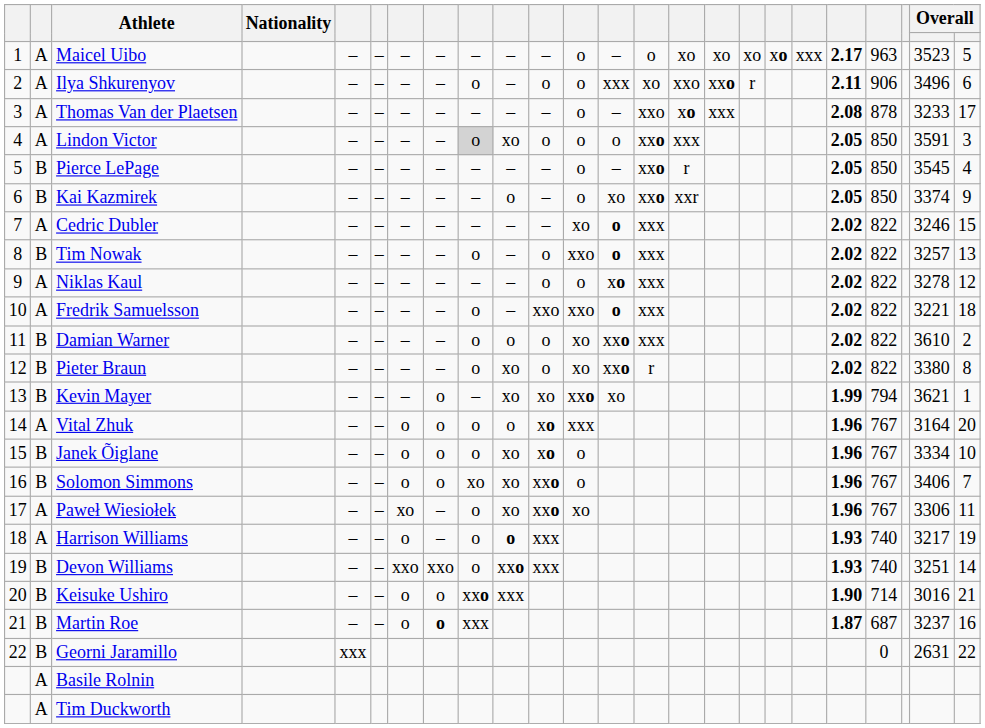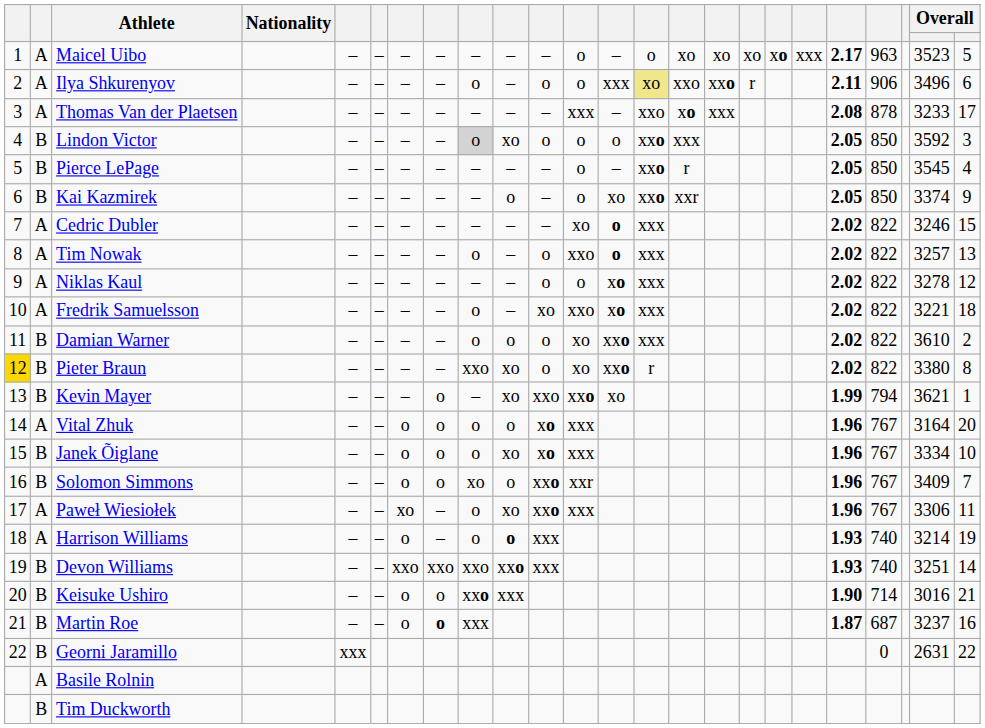(651, 83) no background -> (651, 83) khaki background
(581, 112) o -> (581, 112) xxx
(41, 140) A -> (41, 140) B
(932, 140) 3591 -> (932, 140) 3592
(41, 254) B -> (41, 254) A
(546, 311) xxo -> (546, 311) xo
(616, 311) o -> (616, 311) xo
(18, 368) no background -> (18, 368) gold background
(476, 368) o -> (476, 368) xxo
(546, 396) xo -> (546, 396) xxo
(581, 453) o -> (581, 453) xxx
(511, 481) xo -> (511, 481) o
(581, 481) o -> (581, 481) xxr
(932, 481) 3406 -> (932, 481) 3409
(581, 510) xo -> (581, 510) xxx
(932, 538) 3217 -> (932, 538) 3214
(476, 566) o -> (476, 566) xxo
(41, 709) A -> (41, 709) B
